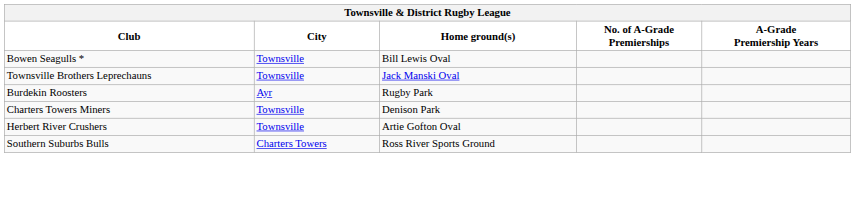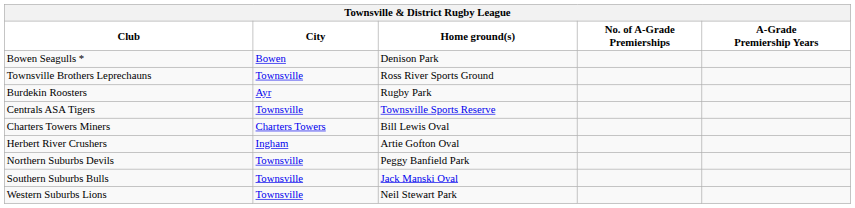(280, 59) Townsville -> (271, 59) Bowen
(416, 59) Bill Lewis Oval -> (410, 59) Denison Park
(421, 76) Jack Manski Oval -> (437, 76) Ross River Sports Ground
+ row: (51, 110)
(280, 110) Townsville -> (291, 127) Charters Towers
(411, 110) Denison Park -> (415, 127) Bill Lewis Oval
(280, 127) Townsville -> (272, 144) Ingham
+ row: (60, 161)
(292, 144) Charters Towers -> (279, 178) Townsville
(438, 144) Ross River Sports Ground -> (419, 178) Jack Manski Oval
+ row: (57, 195)
